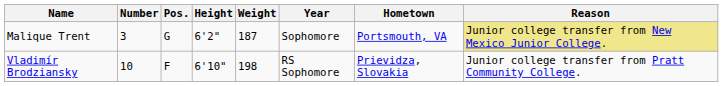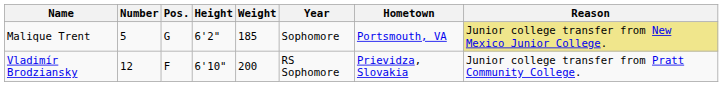(123, 37) 3 -> (123, 37) 5
(248, 37) 187 -> (248, 37) 185
(127, 66) 10 -> (127, 66) 12
(248, 66) 198 -> (248, 66) 200
